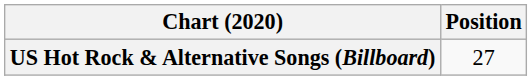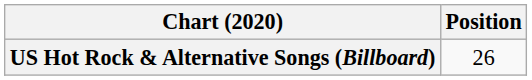(484, 57) 27 -> (484, 57) 26
